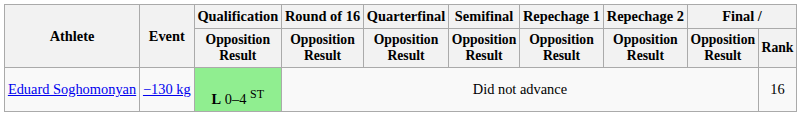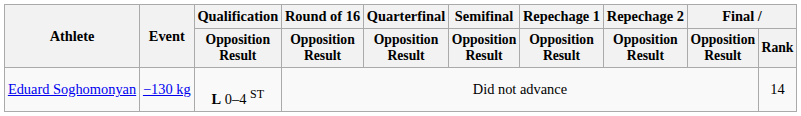(238, 97) lightgreen background -> (238, 97) no background
(777, 89) 16 -> (777, 89) 14
